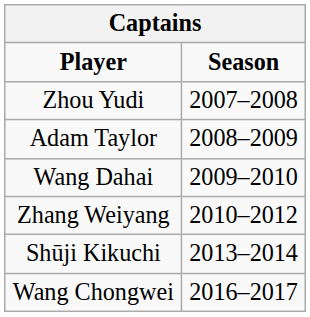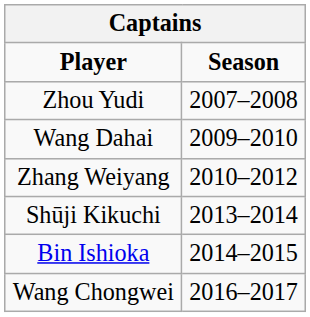- row: (93, 138)
+ row: (93, 253)
